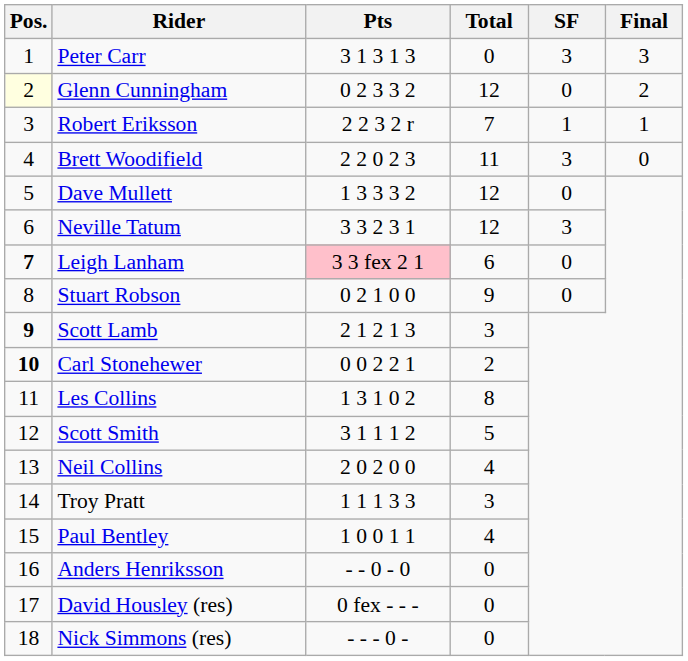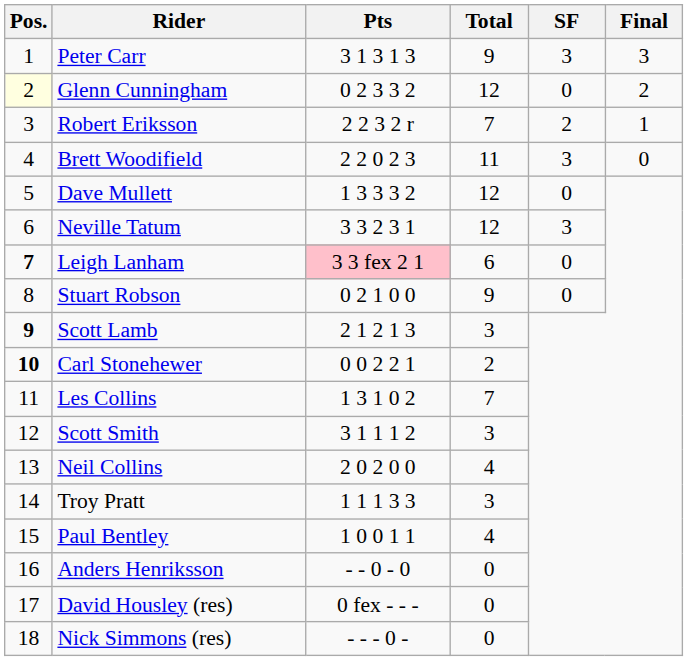(489, 55) 0 -> (489, 55) 9
(567, 124) 1 -> (567, 124) 2
(489, 398) 8 -> (489, 398) 7
(489, 432) 5 -> (489, 432) 3
